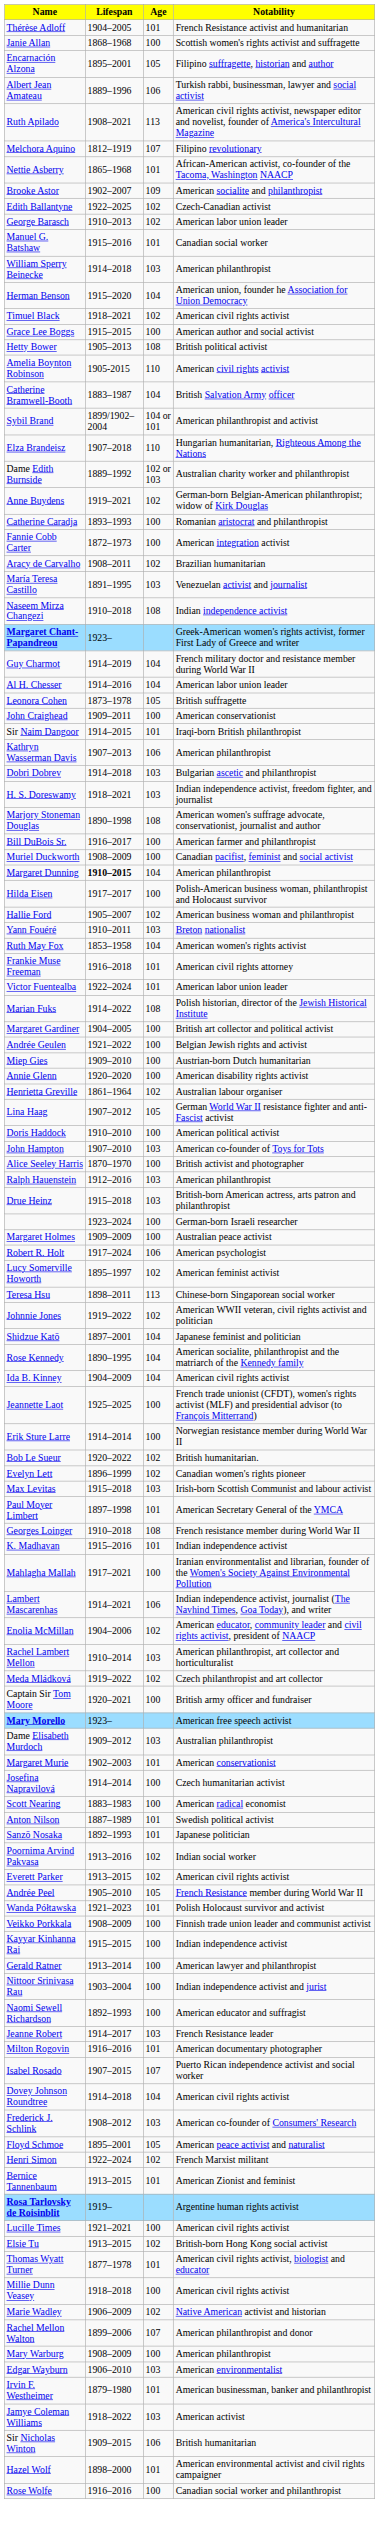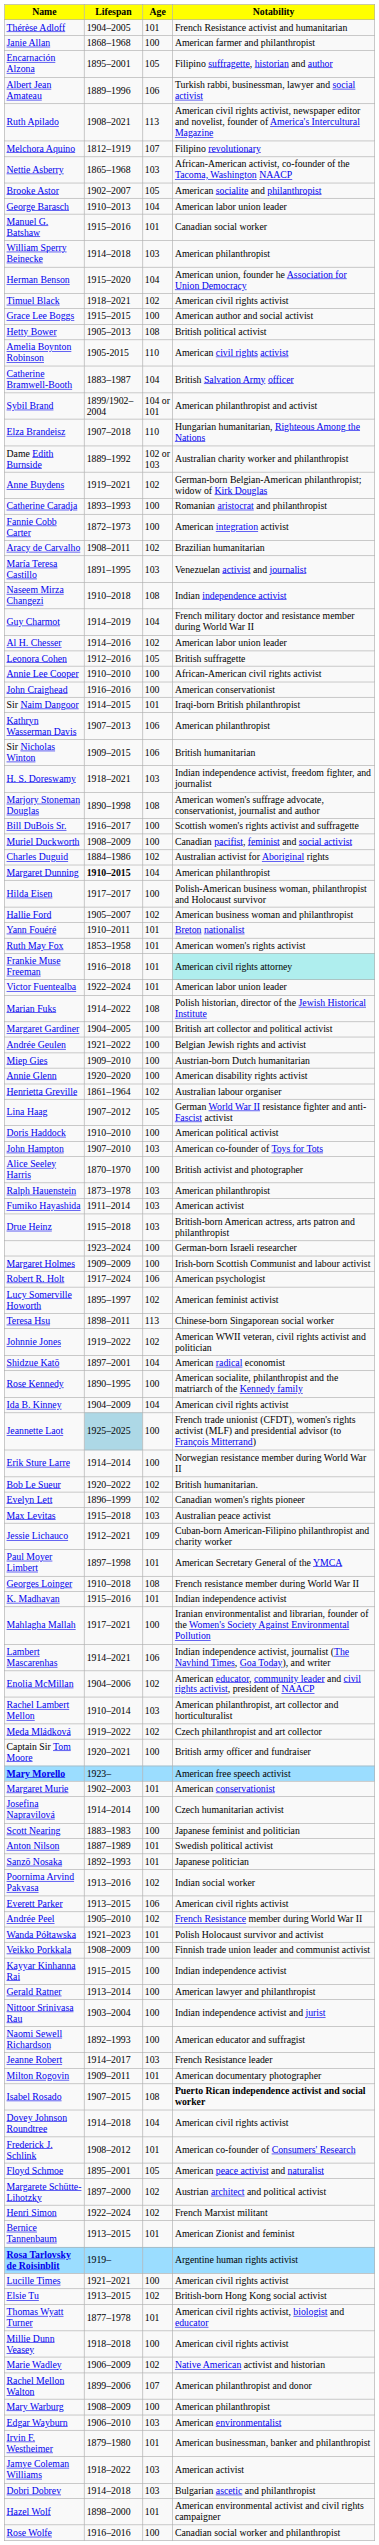(268, 43) Scottish women's rights activist and suffragette -> (245, 43) American farmer and philanthropist
(153, 170) 101 -> (152, 170) 103
(153, 190) 109 -> (152, 190) 105
- row: (39, 206)
(153, 221) 102 -> (152, 206) 104
- row: (42, 637)
(153, 685) 104 -> (152, 643) 102
(109, 700) 1873–1978 -> (109, 658) 1912–2016
+ row: (43, 674)
(109, 716) 1909–2011 -> (109, 689) 1916–2016
rows swapped: (34, 773) <-> (31, 2443)
(246, 841) American farmer and philanthropist -> (267, 826) Scottish women's rights activist and suffragette
+ row: (37, 857)
(153, 930) 103 -> (152, 930) 101
(153, 945) 104 -> (152, 945) 101
(234, 966) no background -> (234, 966) paleturquoise background
(109, 1180) 1912–2016 -> (109, 1190) 1873–1978
+ row: (44, 1206)
(224, 1237) Australian peace activist -> (273, 1263) Irish-born Scottish Communist and labour activist
(238, 1336) Japanese feminist and politician -> (230, 1363) American radical economist
(153, 1357) 104 -> (152, 1384) 100
(109, 1405) no background -> (109, 1431) lightblue background
(273, 1489) Irish-born Scottish Communist and labour activist -> (223, 1515) Australian peace activist
+ row: (37, 1536)
- row: (38, 1741)
(231, 1804) American radical economist -> (237, 1831) Japanese feminist and politician
(153, 1877) 102 -> (152, 1903) 106
(153, 1892) 105 -> (152, 1919) 102
(109, 2049) 1916–2016 -> (108, 2076) 1909–2011
(153, 2070) 107 -> (152, 2097) 108
(265, 2070) normal -> (270, 2097) bold
(153, 2123) 103 -> (152, 2150) 101
+ row: (44, 2191)
